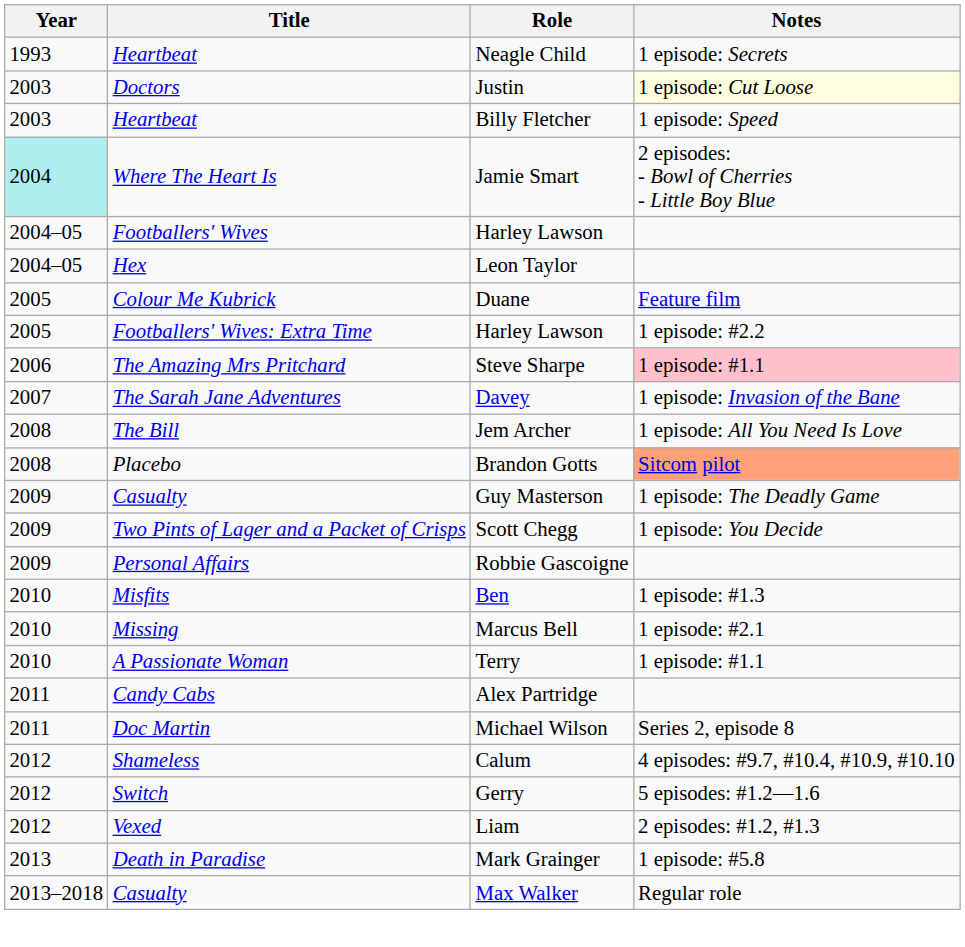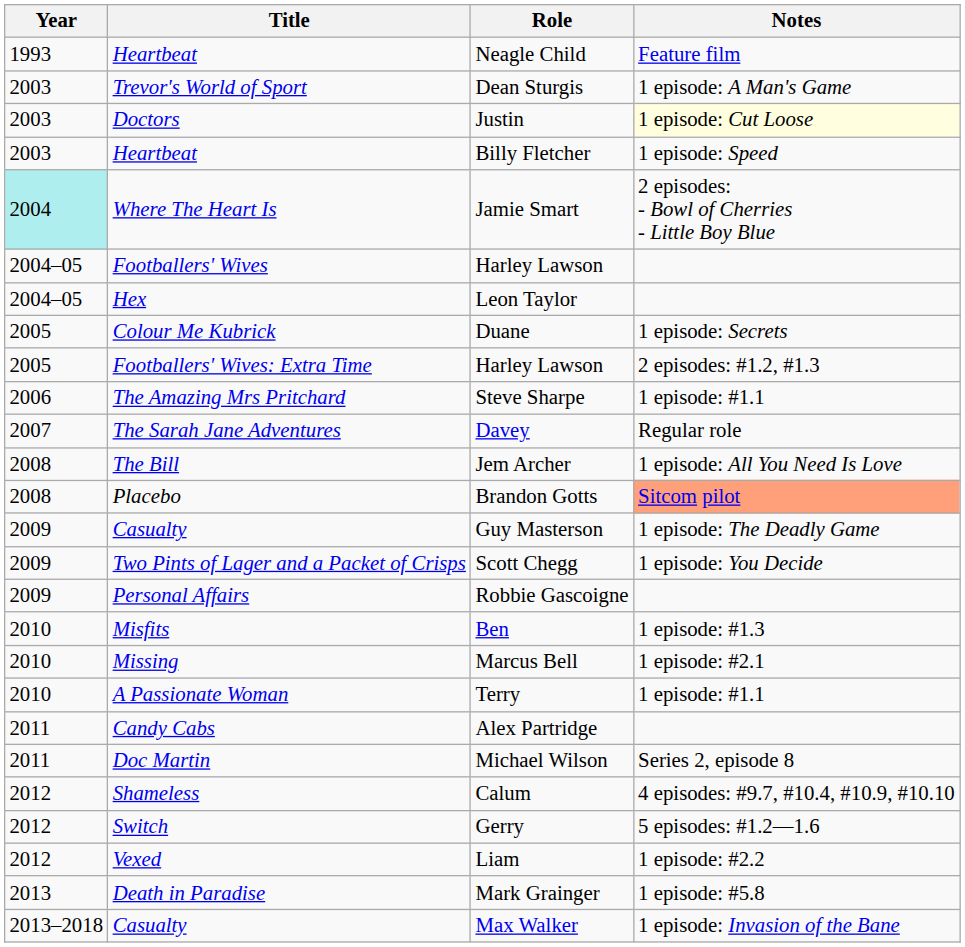(713, 53) 1 episode: Secrets -> (689, 53) Feature film
+ row: (210, 86)
(689, 298) Feature film -> (713, 331) 1 episode: Secrets
(701, 331) 1 episode: #2.2 -> (729, 364) 2 episodes: #1.2, #1.3
(701, 364) pink background -> (701, 397) no background
(769, 397) 1 episode: Invasion of the Bane -> (690, 430) Regular role
(729, 826) 2 episodes: #1.2, #1.3 -> (701, 859) 1 episode: #2.2
(690, 892) Regular role -> (769, 925) 1 episode: Invasion of the Bane
